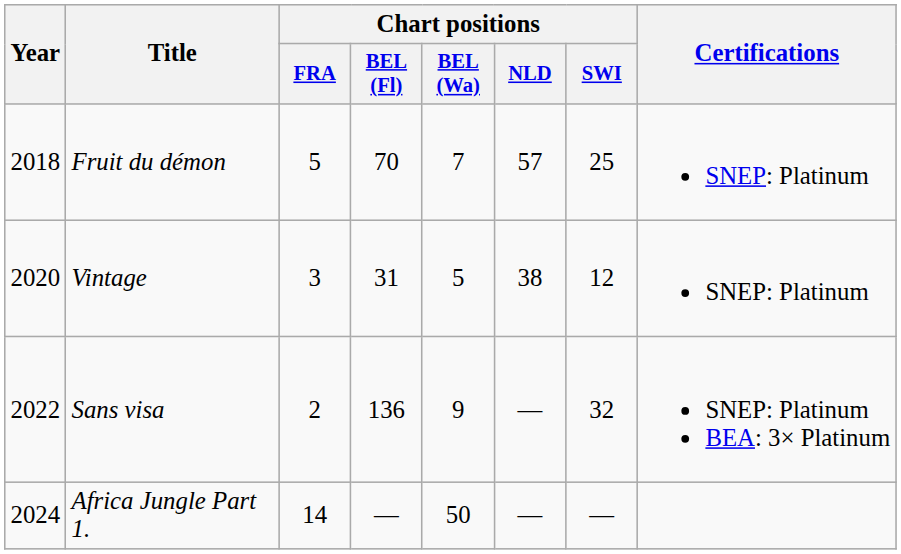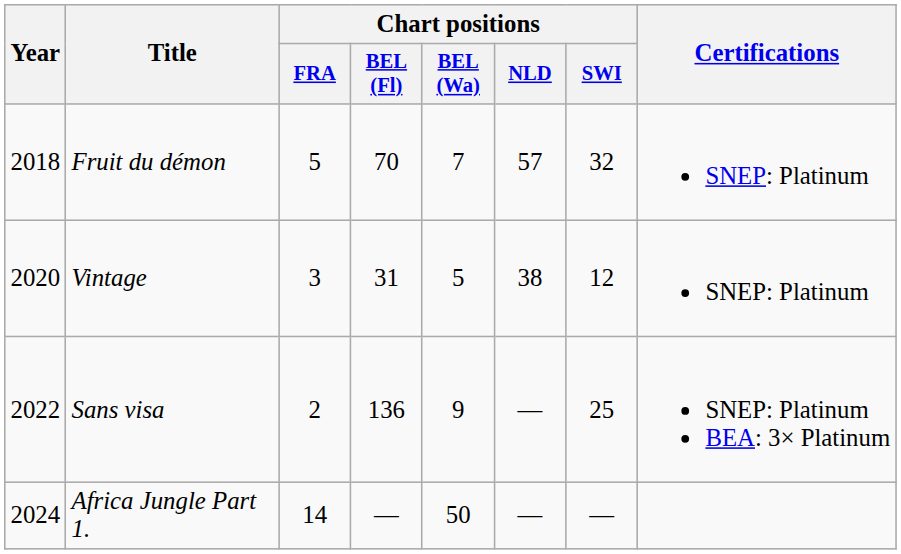(602, 161) 25 -> (602, 161) 32
(602, 409) 32 -> (602, 409) 25
